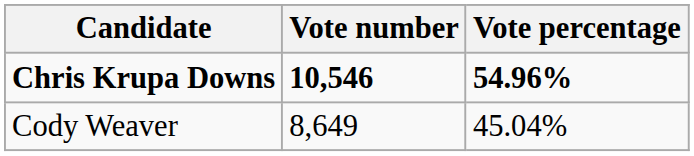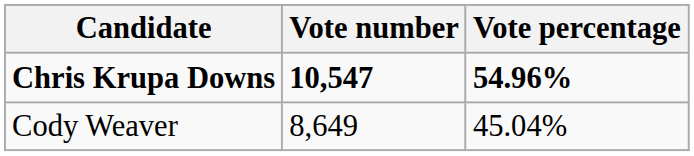(331, 77) 10,546 -> (331, 77) 10,547
